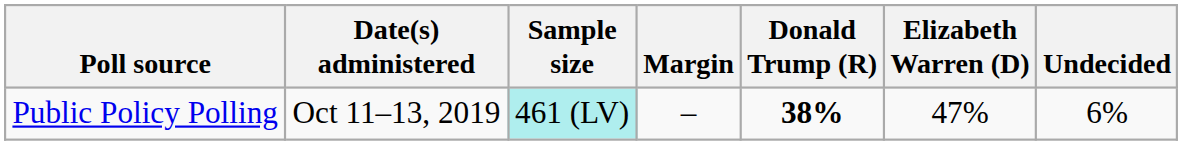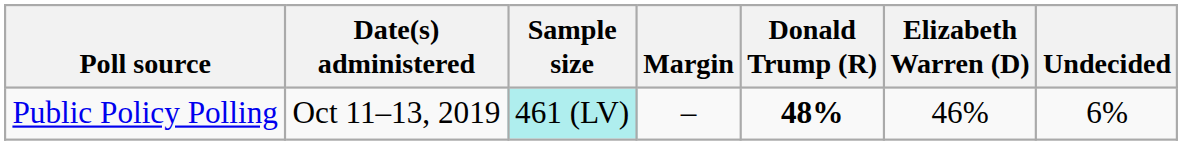(812, 113) 38% -> (812, 113) 48%
(960, 113) 47% -> (960, 113) 46%
